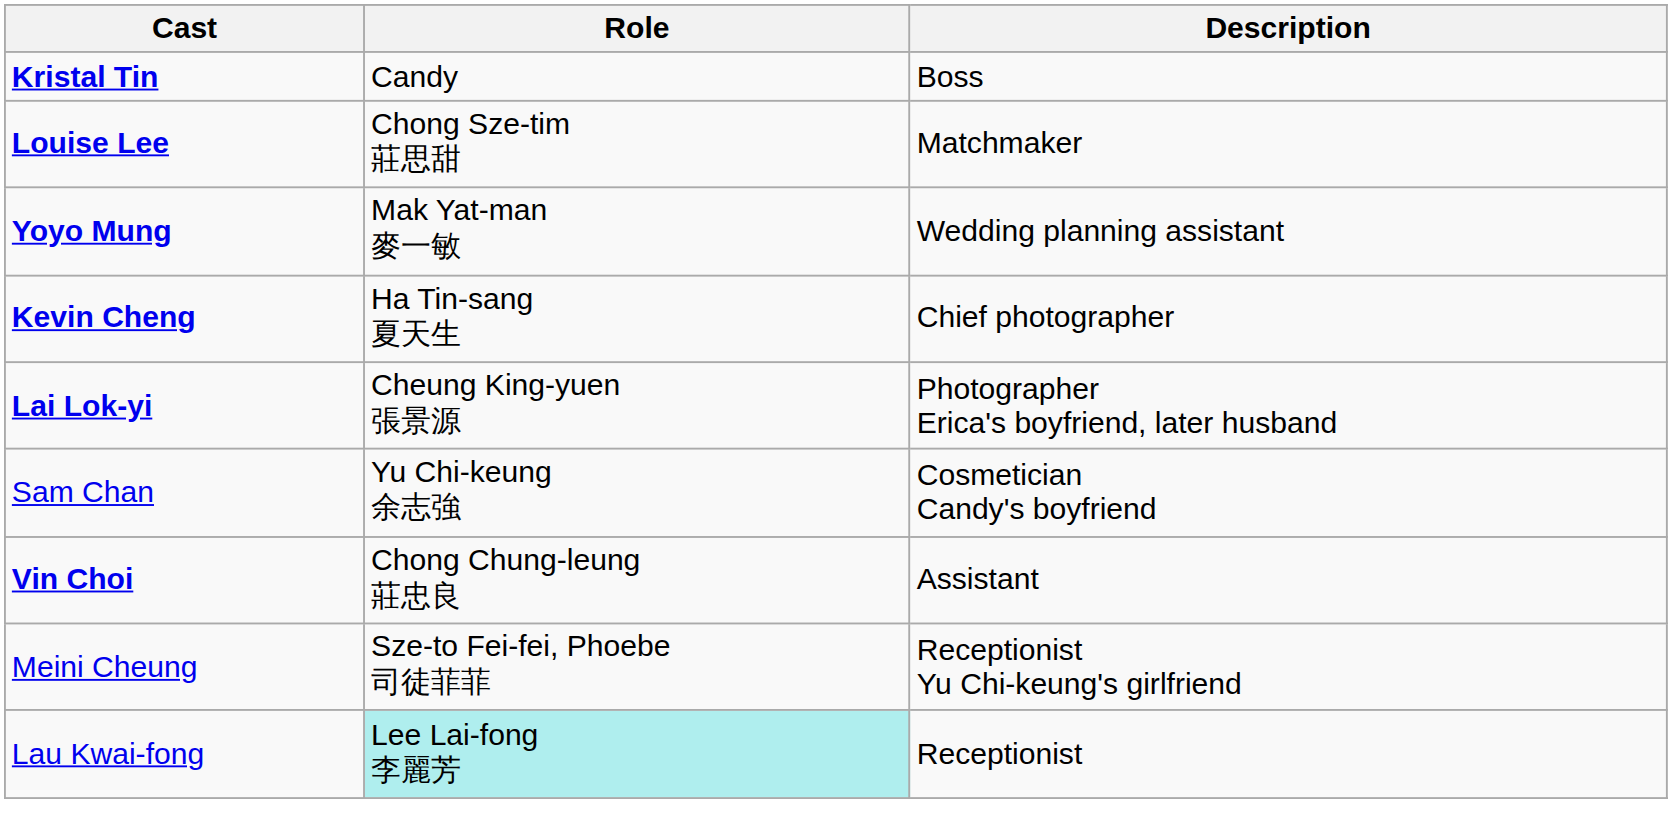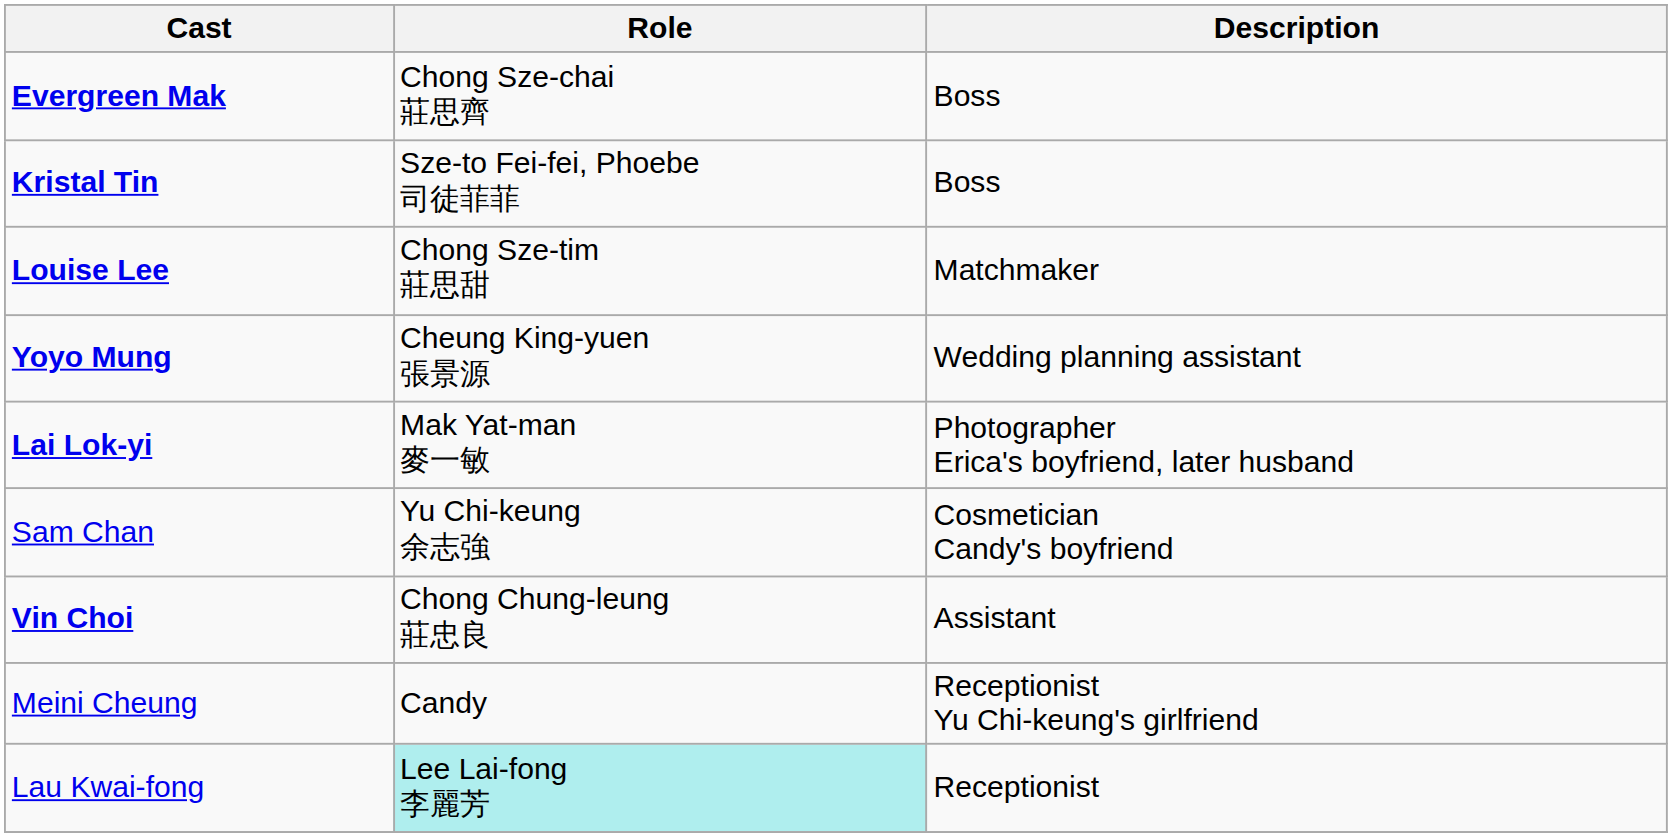+ row: (119, 95)
(415, 76) Candy -> (550, 181) Sze-to Fei-fei, Phoebe 司徒菲菲
(459, 228) Mak Yat-man 麥一敏 -> (525, 355) Cheung King-yuen 張景源
- row: (104, 317)
(496, 403) Cheung King-yuen 張景源 -> (488, 442) Mak Yat-man 麥一敏
(521, 664) Sze-to Fei-fei, Phoebe 司徒菲菲 -> (444, 703) Candy
